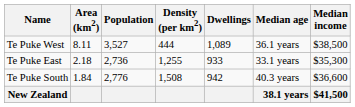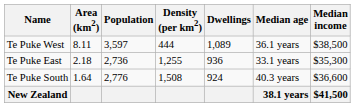(116, 44) 3,527 -> (116, 44) 3,597
(215, 61) 933 -> (215, 61) 936
(82, 77) 1.84 -> (82, 77) 1.64
(215, 77) 942 -> (215, 77) 924
